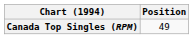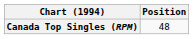(164, 27) 49 -> (164, 27) 48
